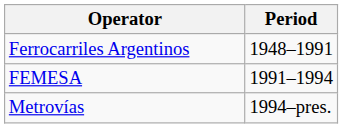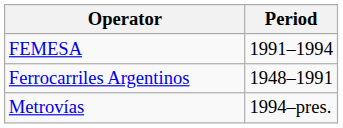rows swapped: (99, 48) <-> (45, 78)
